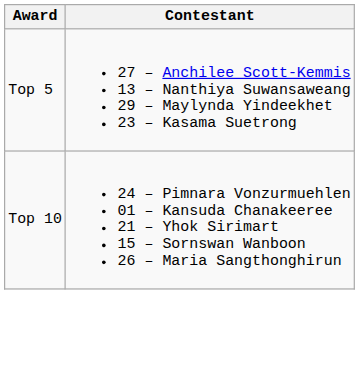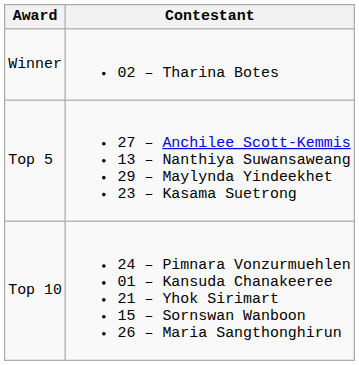+ row: (35, 65)
